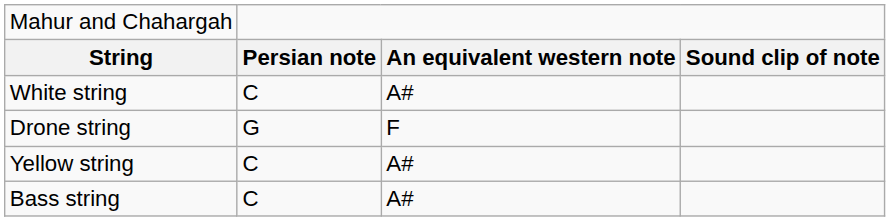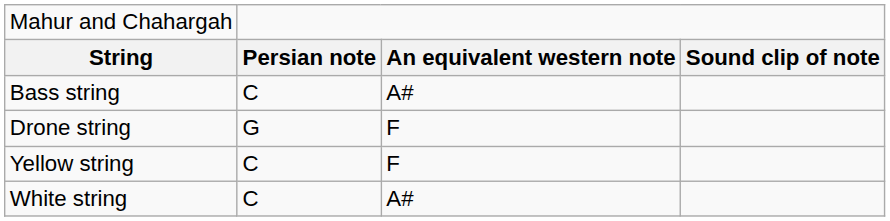rows swapped: (65, 198) <-> (69, 92)
(400, 163) A# -> (393, 163) F
